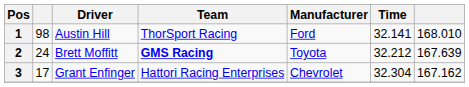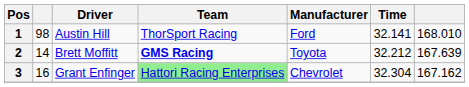(42, 53) 24 -> (42, 53) 14
(42, 73) 17 -> (42, 73) 16
(212, 73) no background -> (212, 73) lightgreen background
